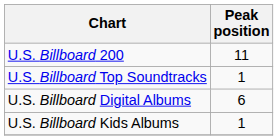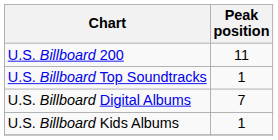(241, 100) 6 -> (241, 100) 7
